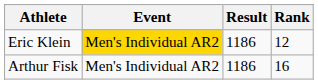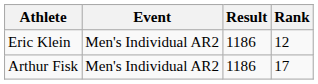(152, 42) gold background -> (152, 42) no background
(282, 67) 16 -> (282, 67) 17
